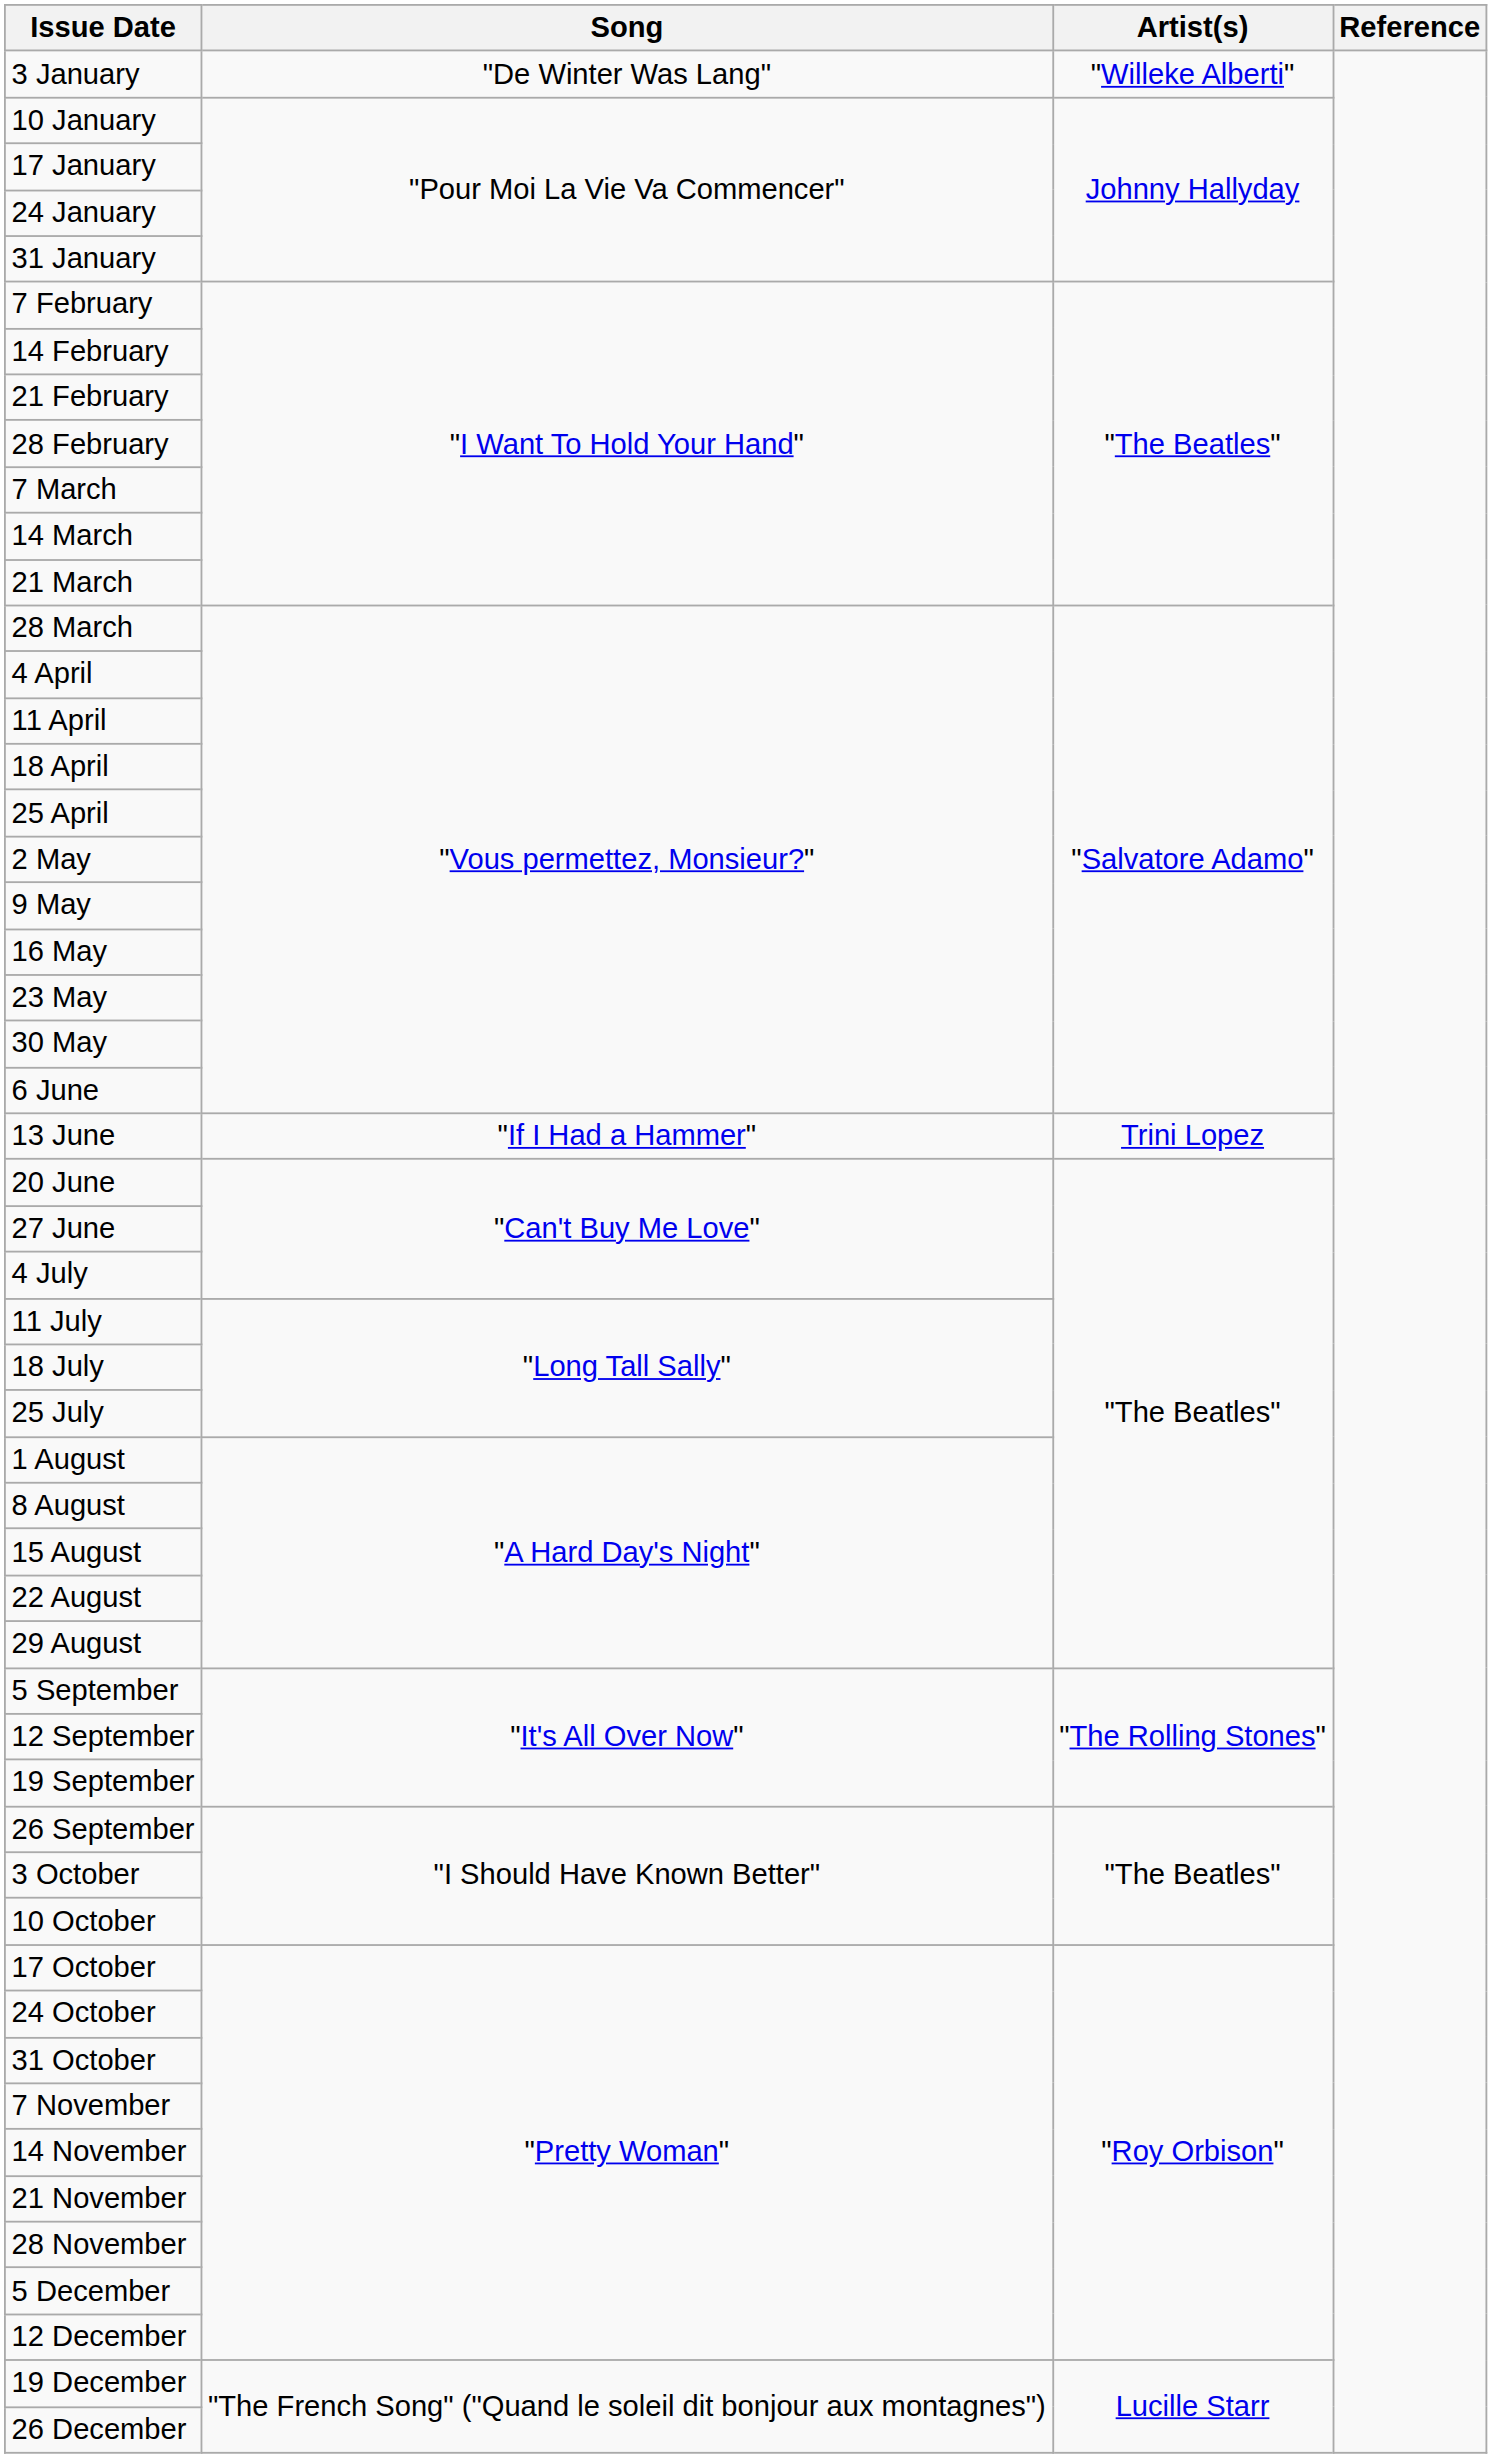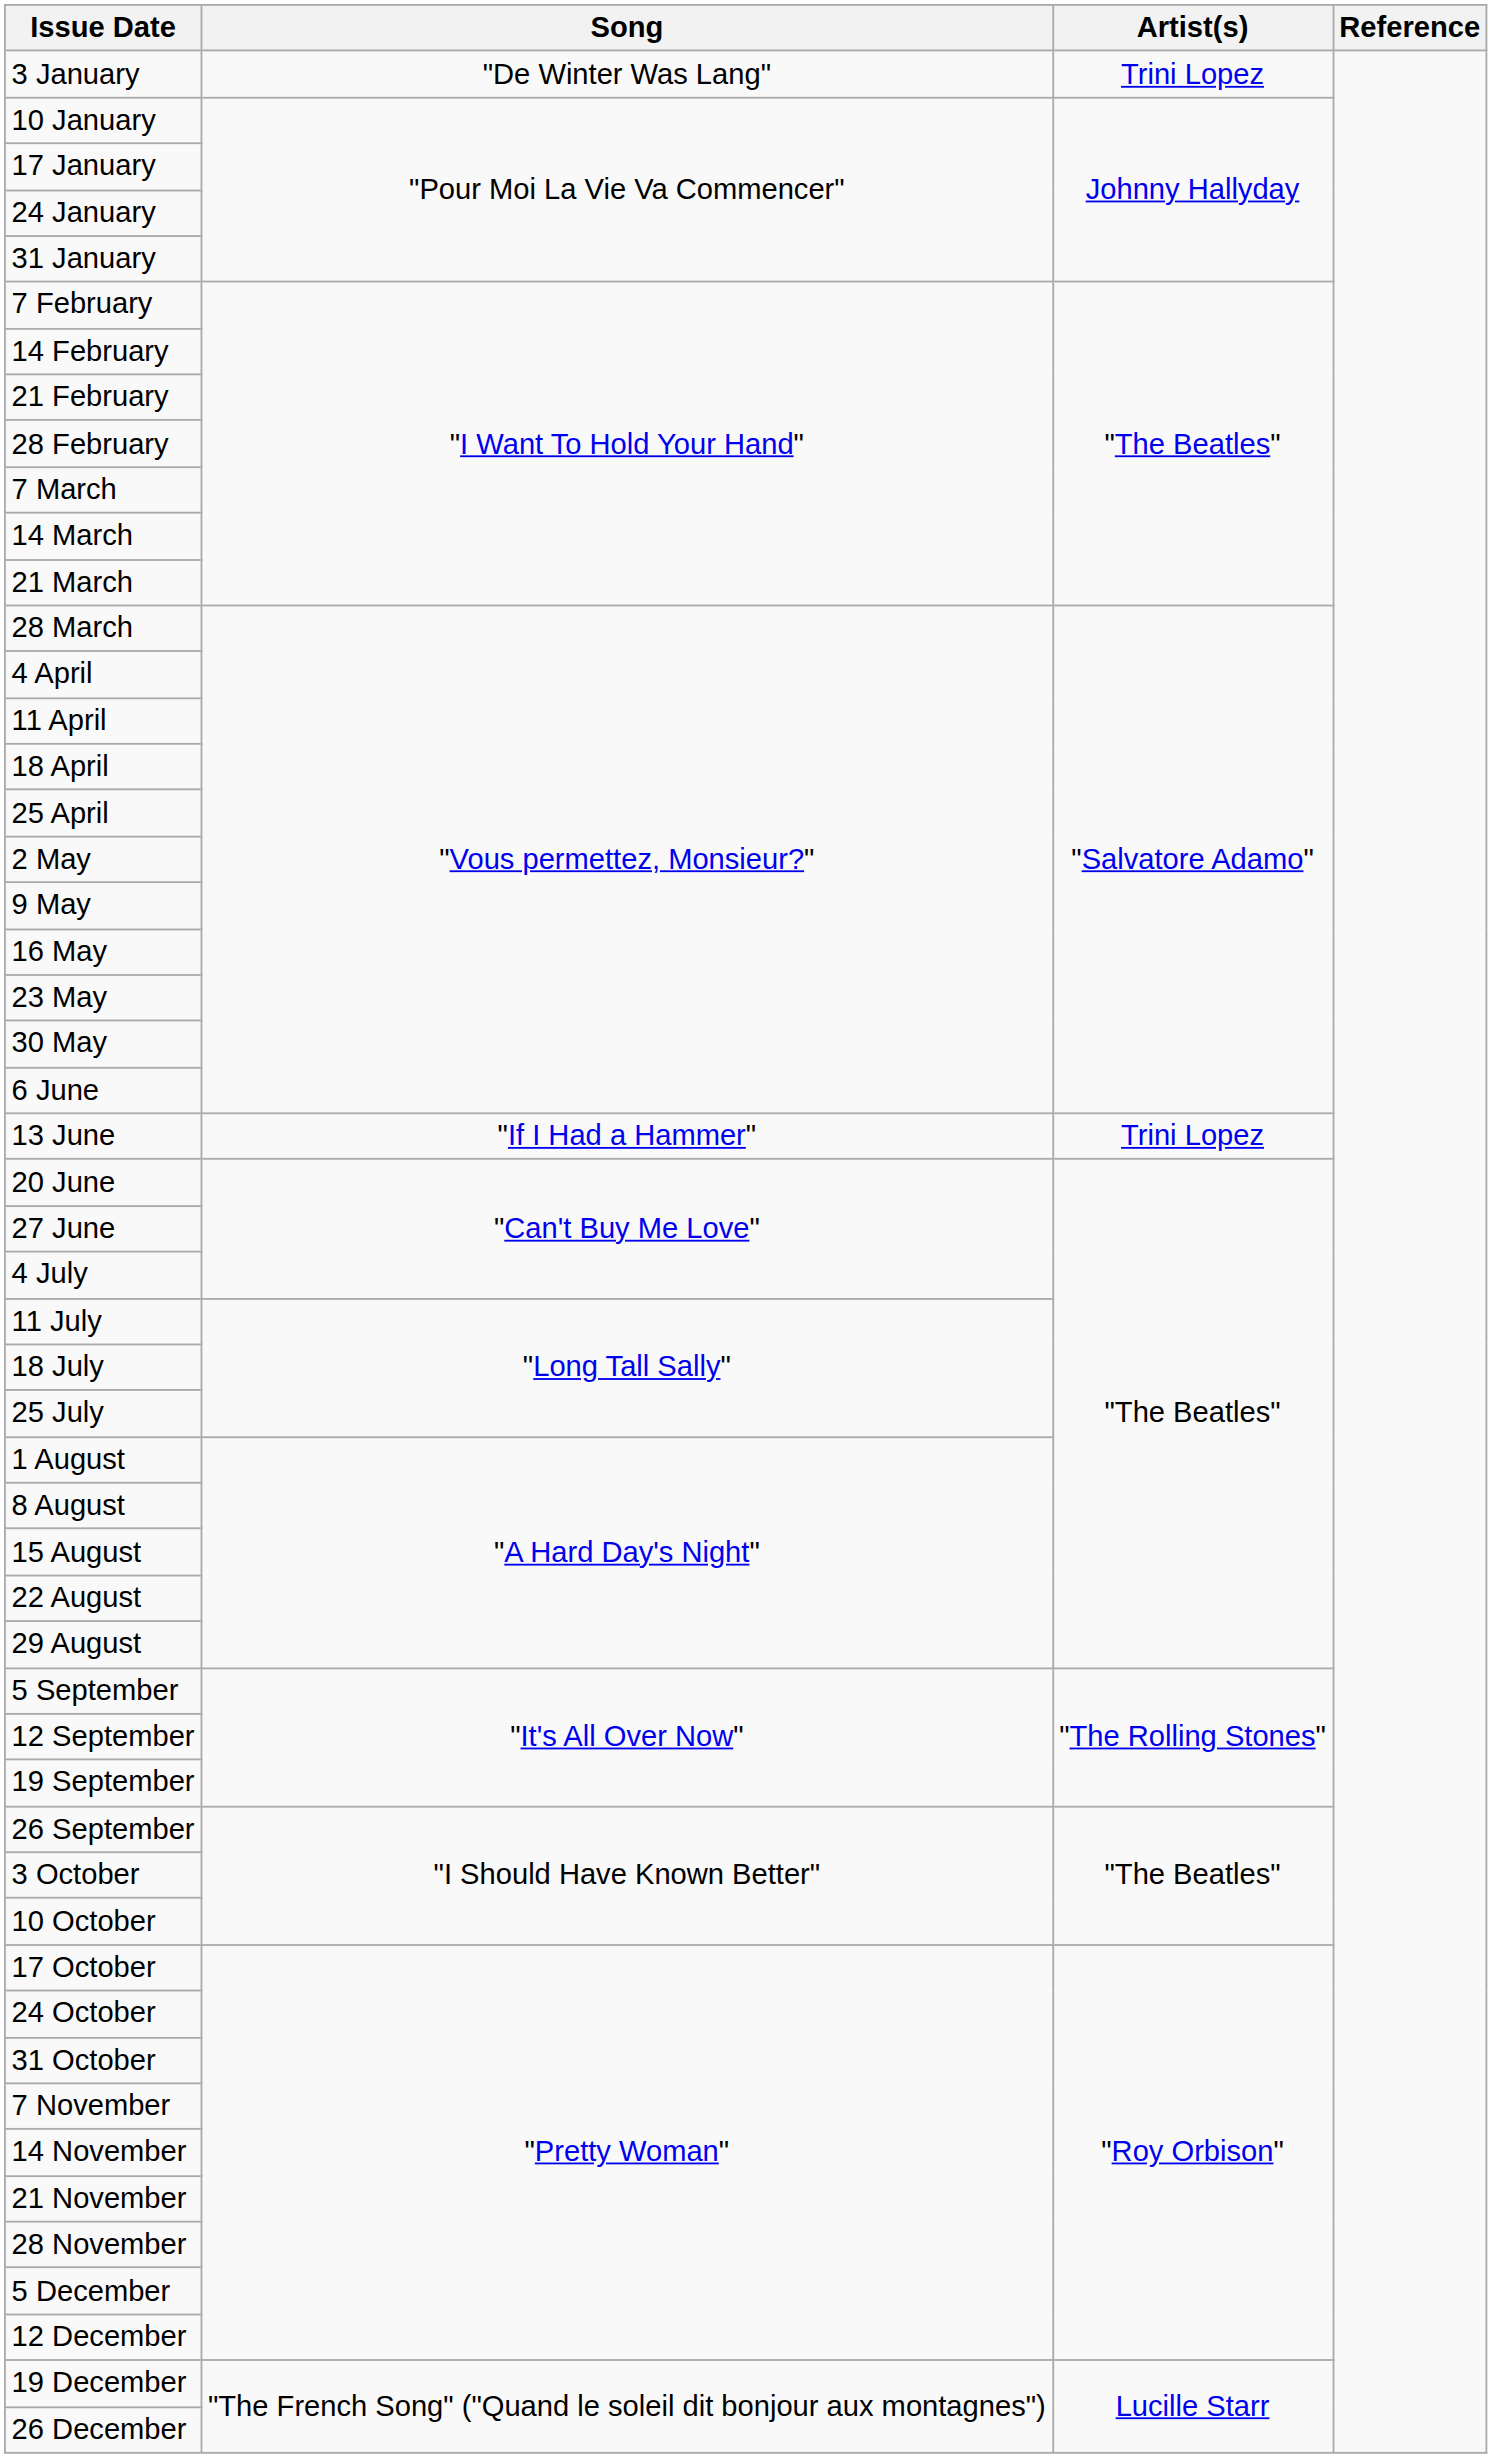(1193, 73) "Willeke Alberti" -> (1193, 73) Trini Lopez
